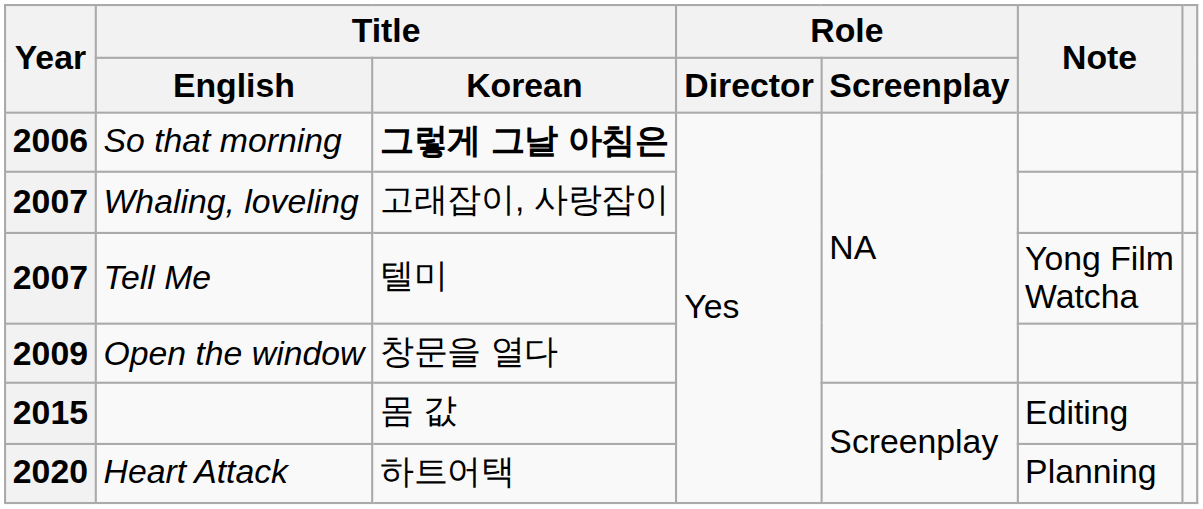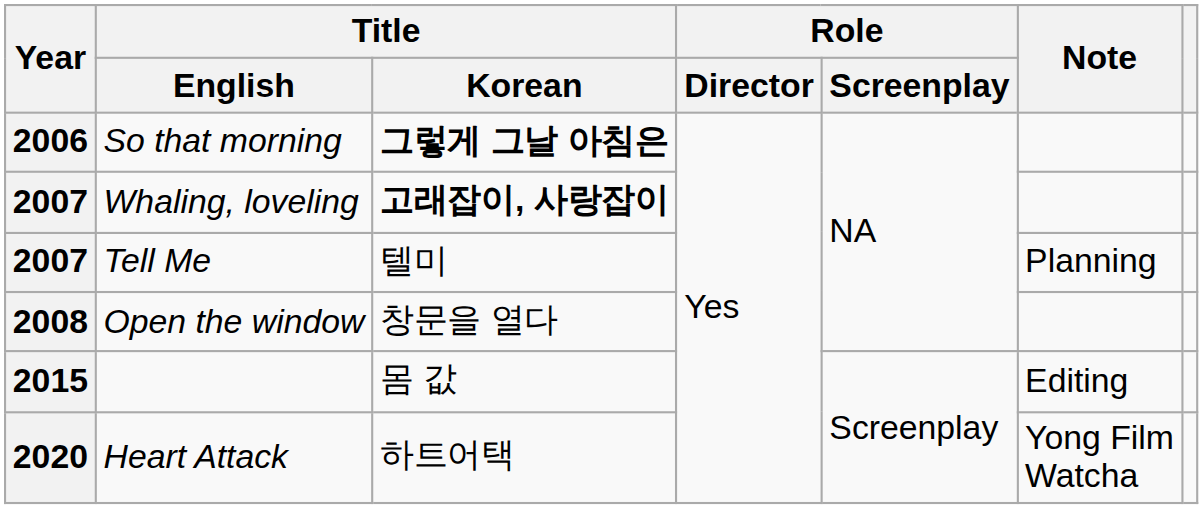(524, 200) normal -> (524, 200) bold
(1100, 277) Yong Film Watcha -> (1091, 261) Planning
(50, 352) 2009 -> (50, 321) 2008
(1091, 472) Planning -> (1100, 456) Yong Film Watcha
